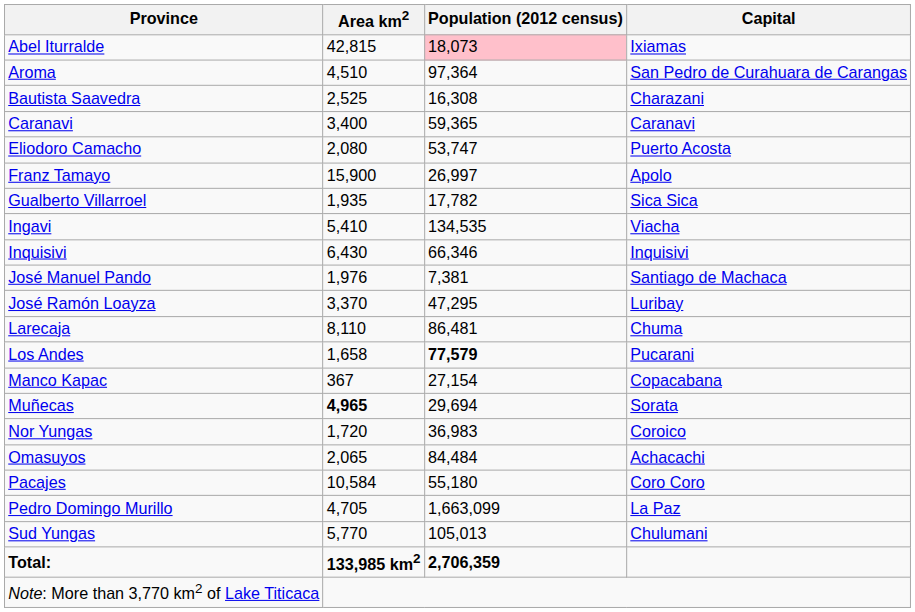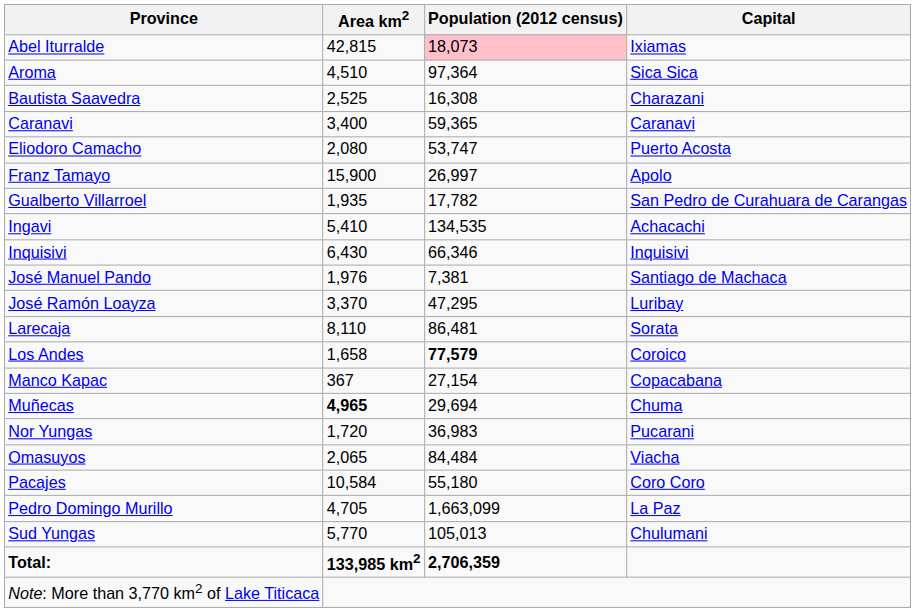(769, 72) San Pedro de Curahuara de Carangas -> (664, 72) Sica Sica
(664, 201) Sica Sica -> (769, 201) San Pedro de Curahuara de Carangas
(655, 226) Viacha -> (668, 226) Achacachi
(656, 329) Chuma -> (654, 329) Sorata
(662, 354) Pucarani -> (658, 354) Coroico
(654, 406) Sorata -> (656, 406) Chuma
(658, 431) Coroico -> (662, 431) Pucarani
(668, 457) Achacachi -> (655, 457) Viacha
